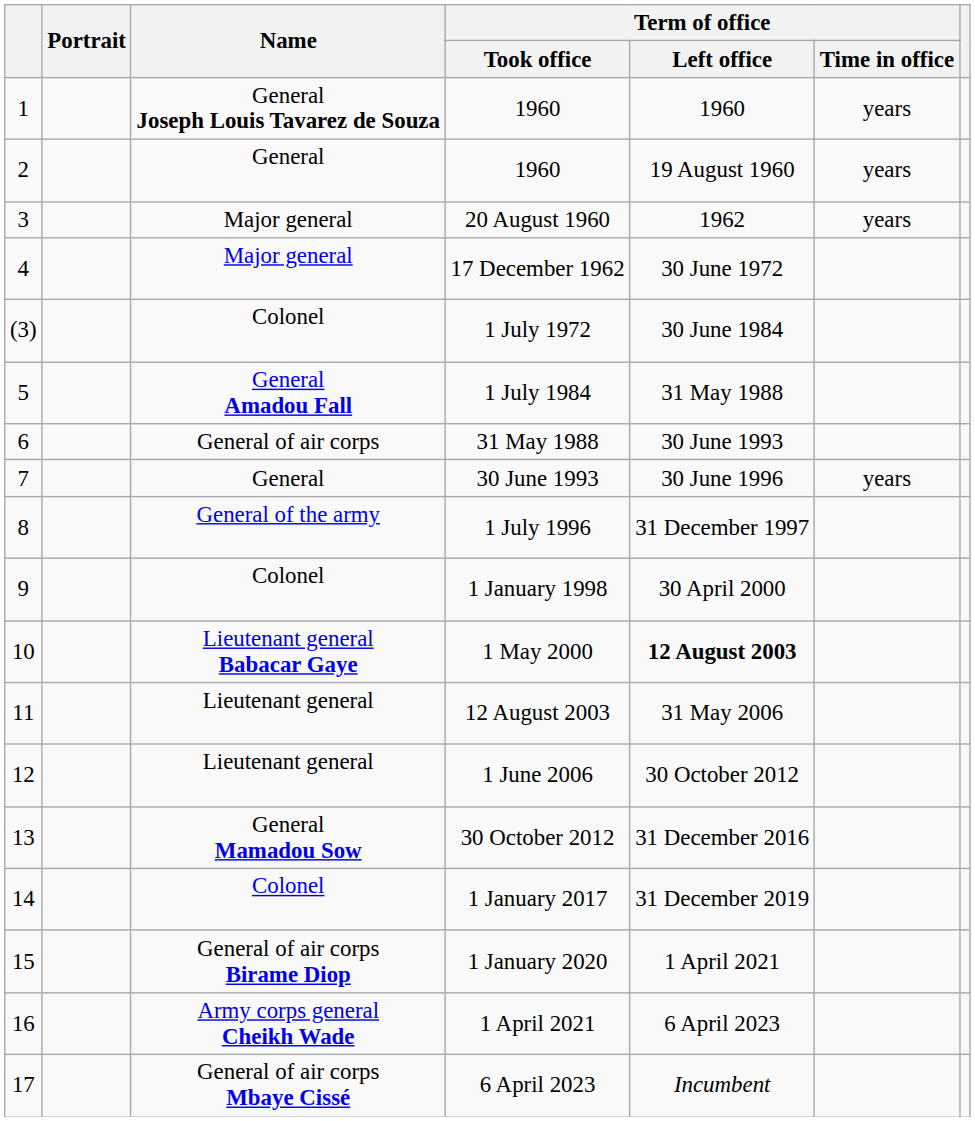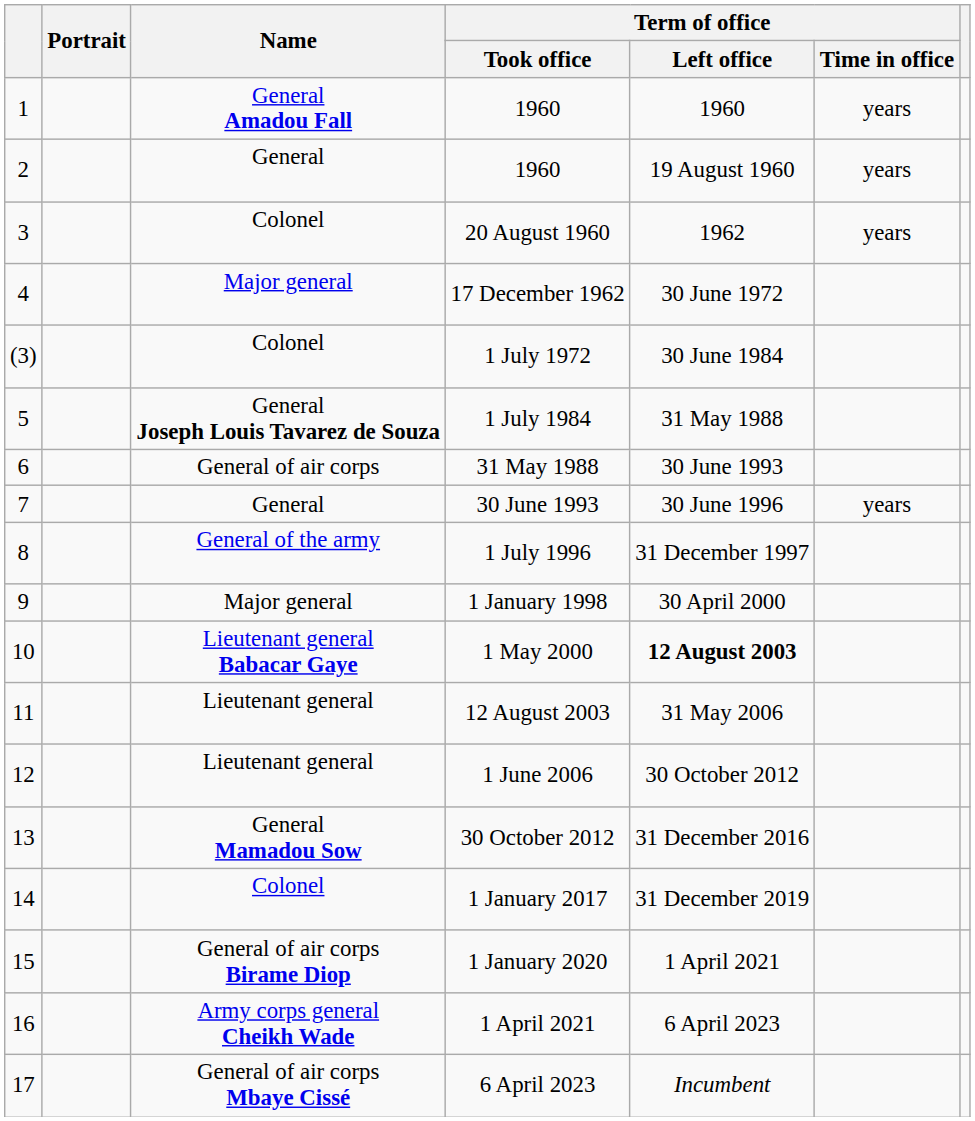(288, 108) General Joseph Louis Tavarez de Souza -> (288, 108) General Amadou Fall
(288, 219) Major general -> (288, 219) Colonel
(288, 392) General Amadou Fall -> (288, 418) General Joseph Louis Tavarez de Souza
(288, 576) Colonel -> (288, 601) Major general
